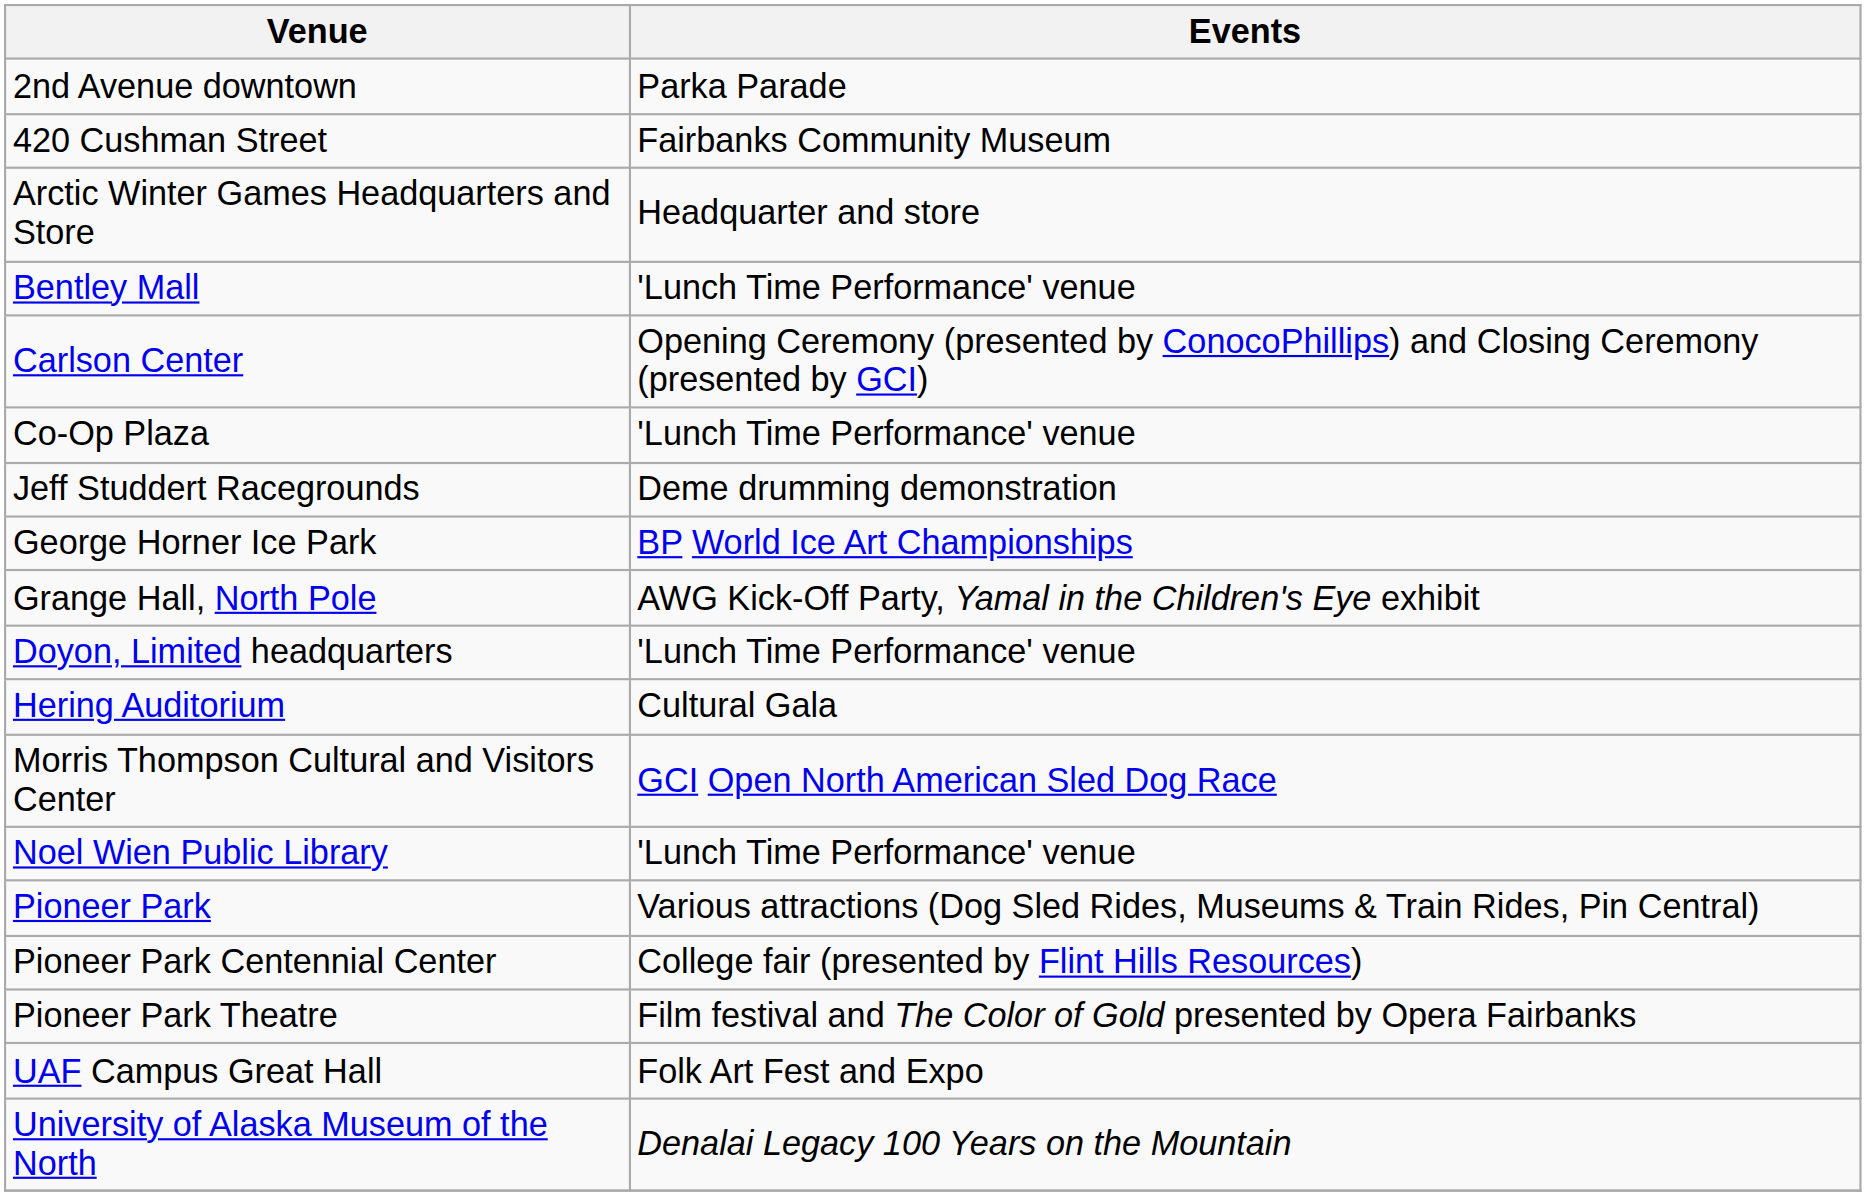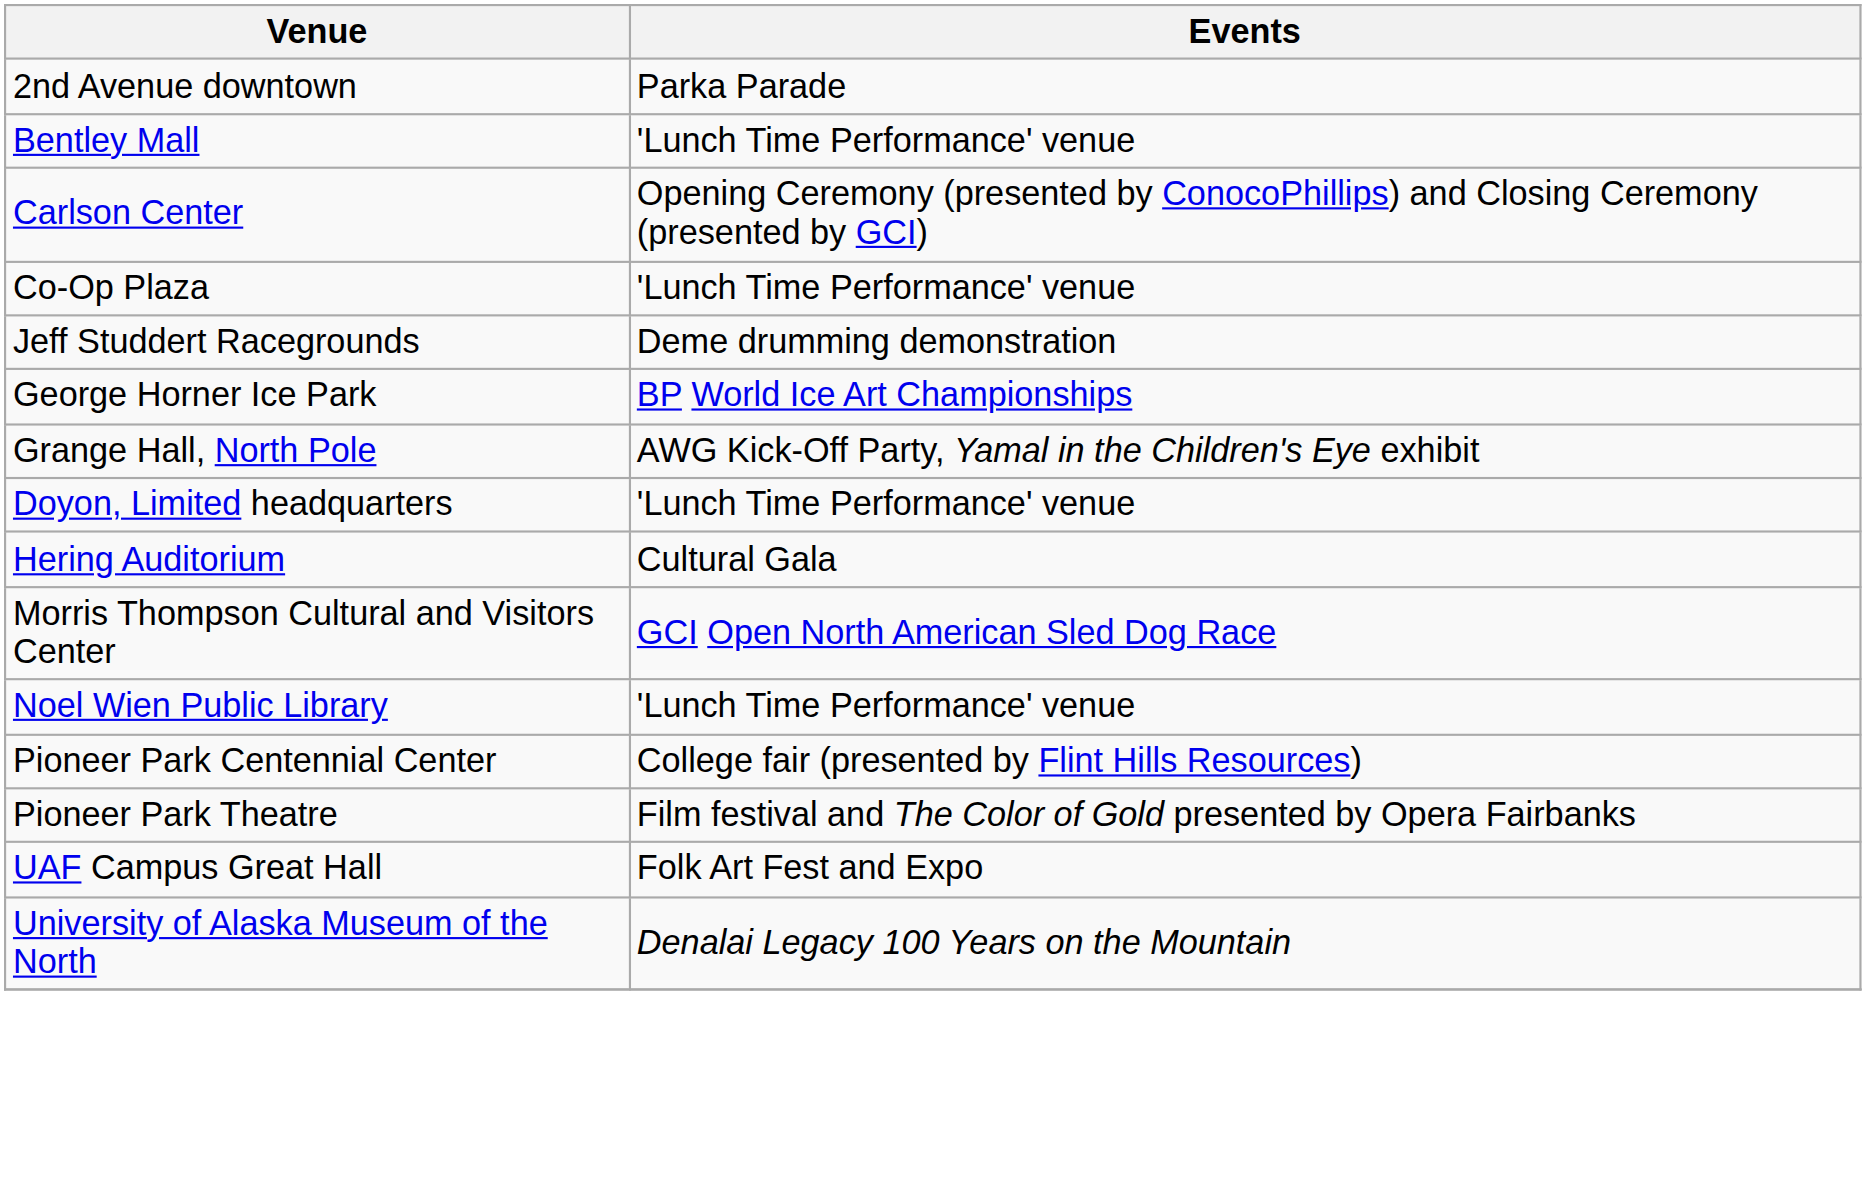- row: (170, 140)
- row: (312, 213)
- row: (112, 907)
